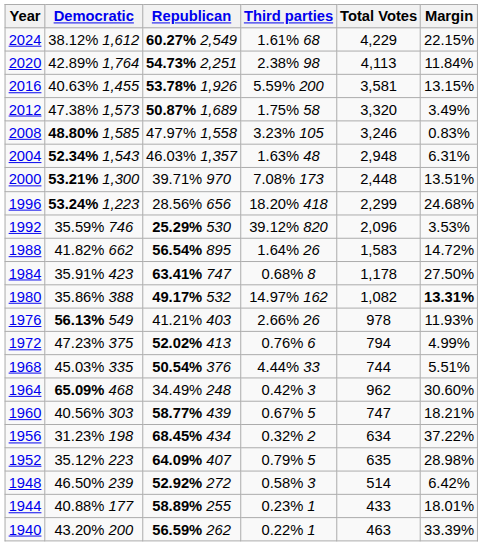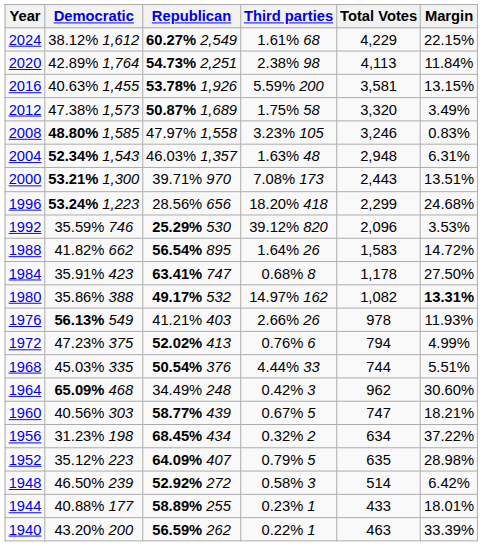(379, 180) 2,448 -> (379, 180) 2,443
